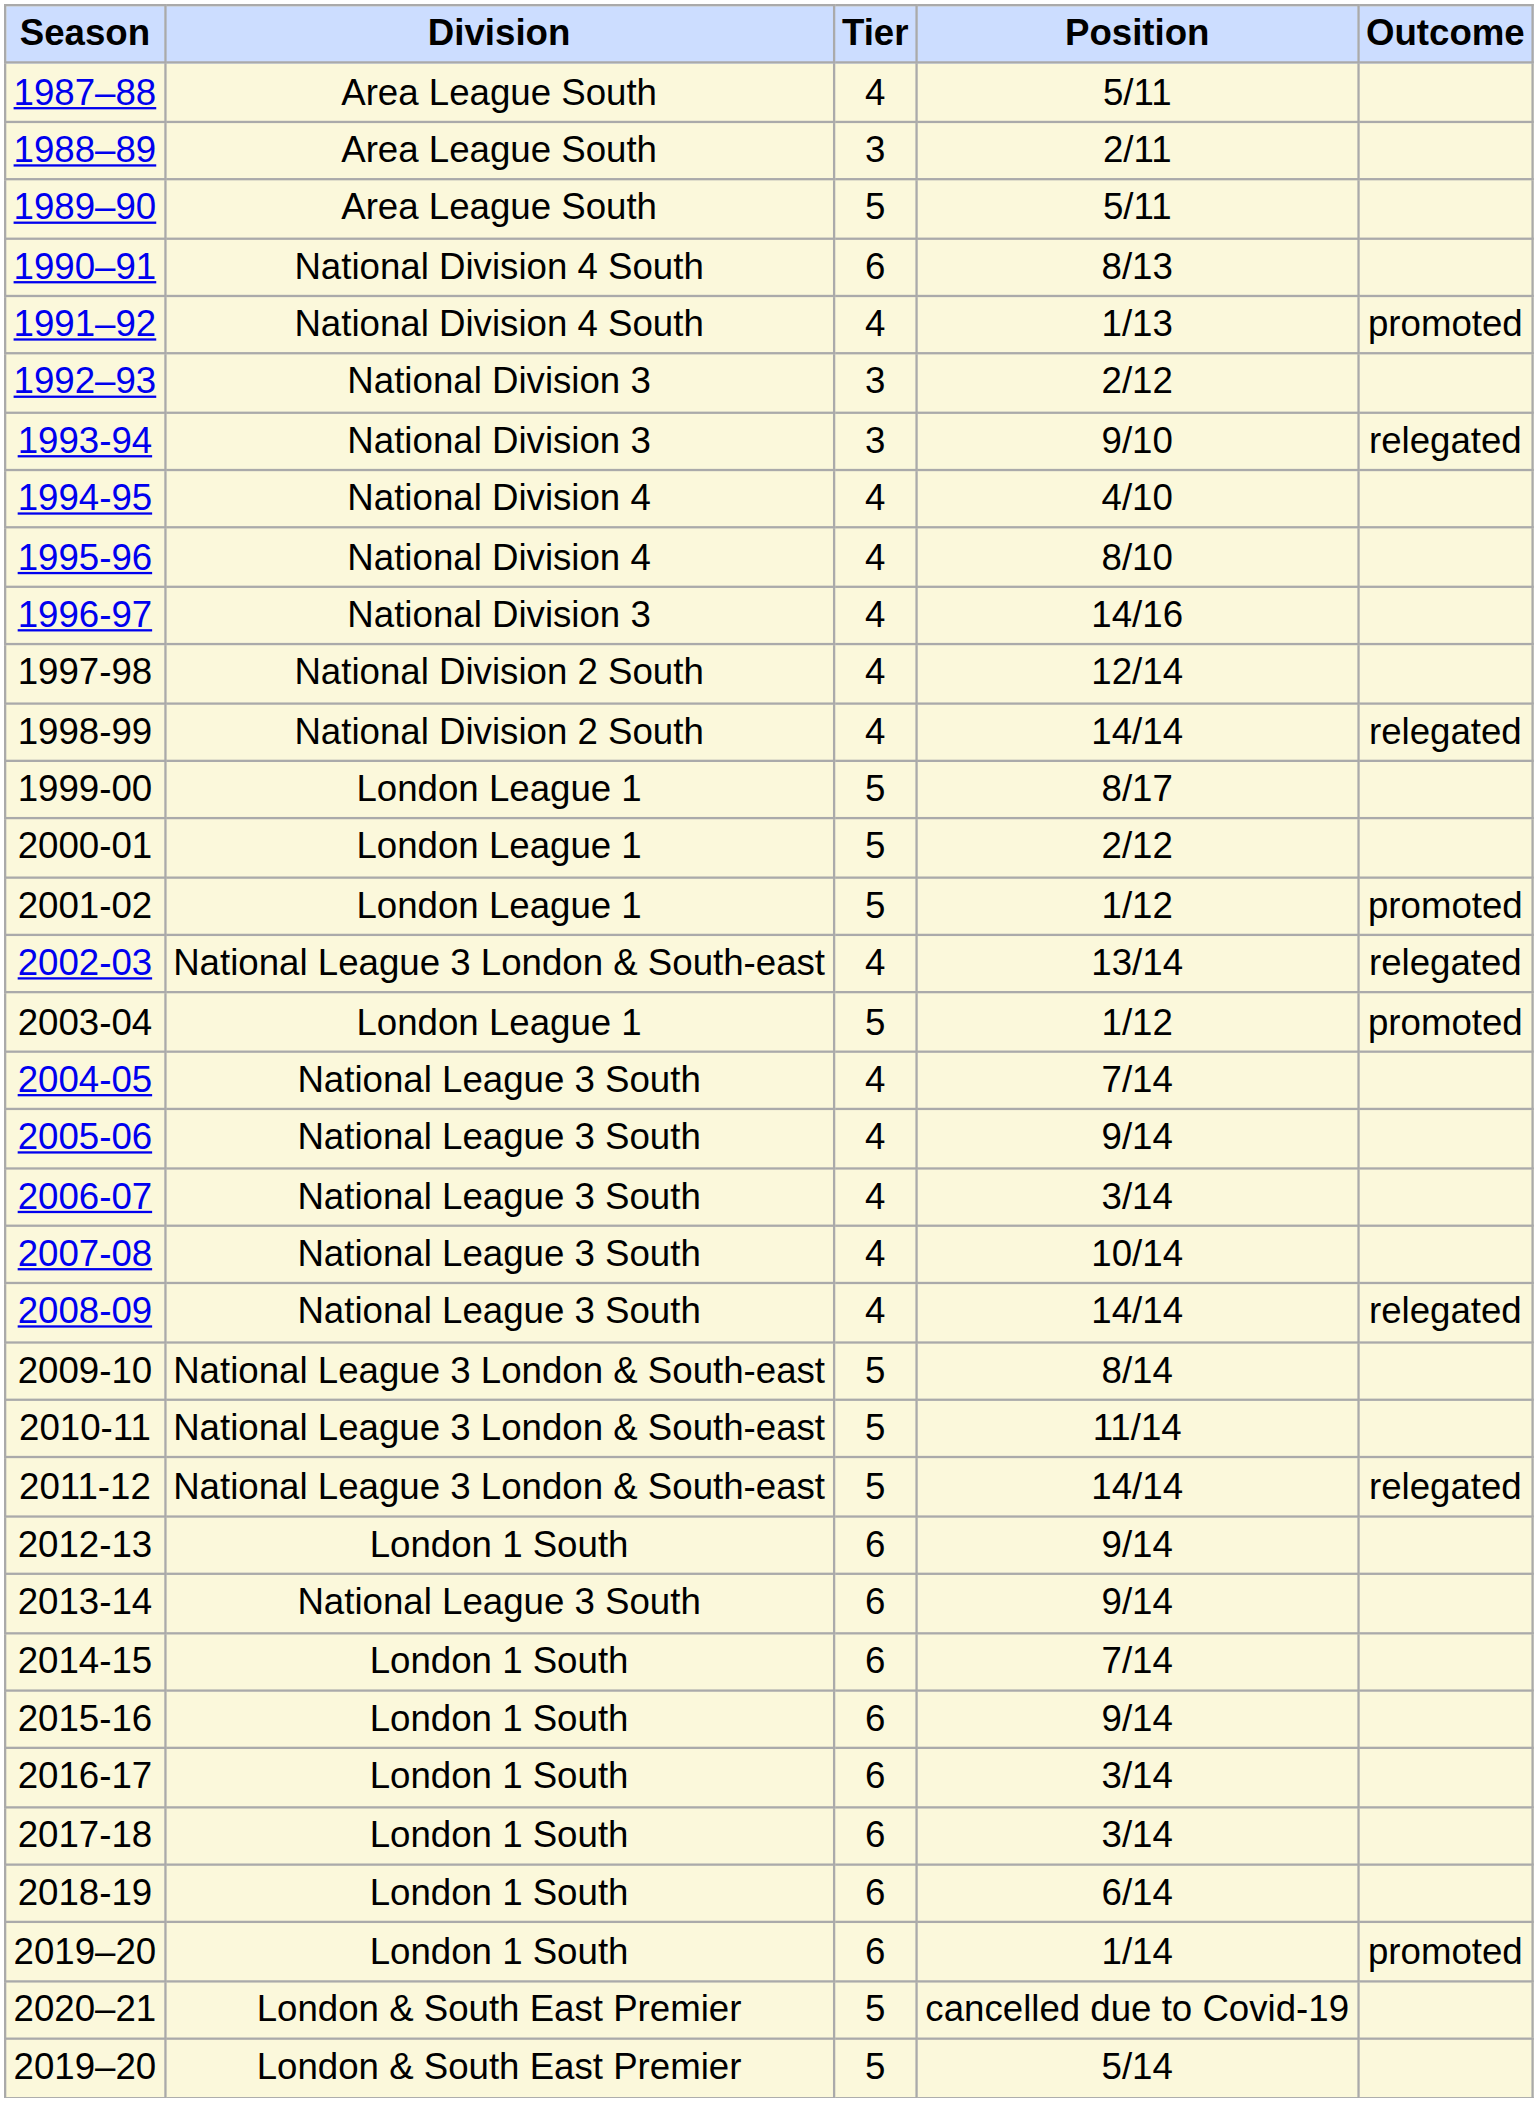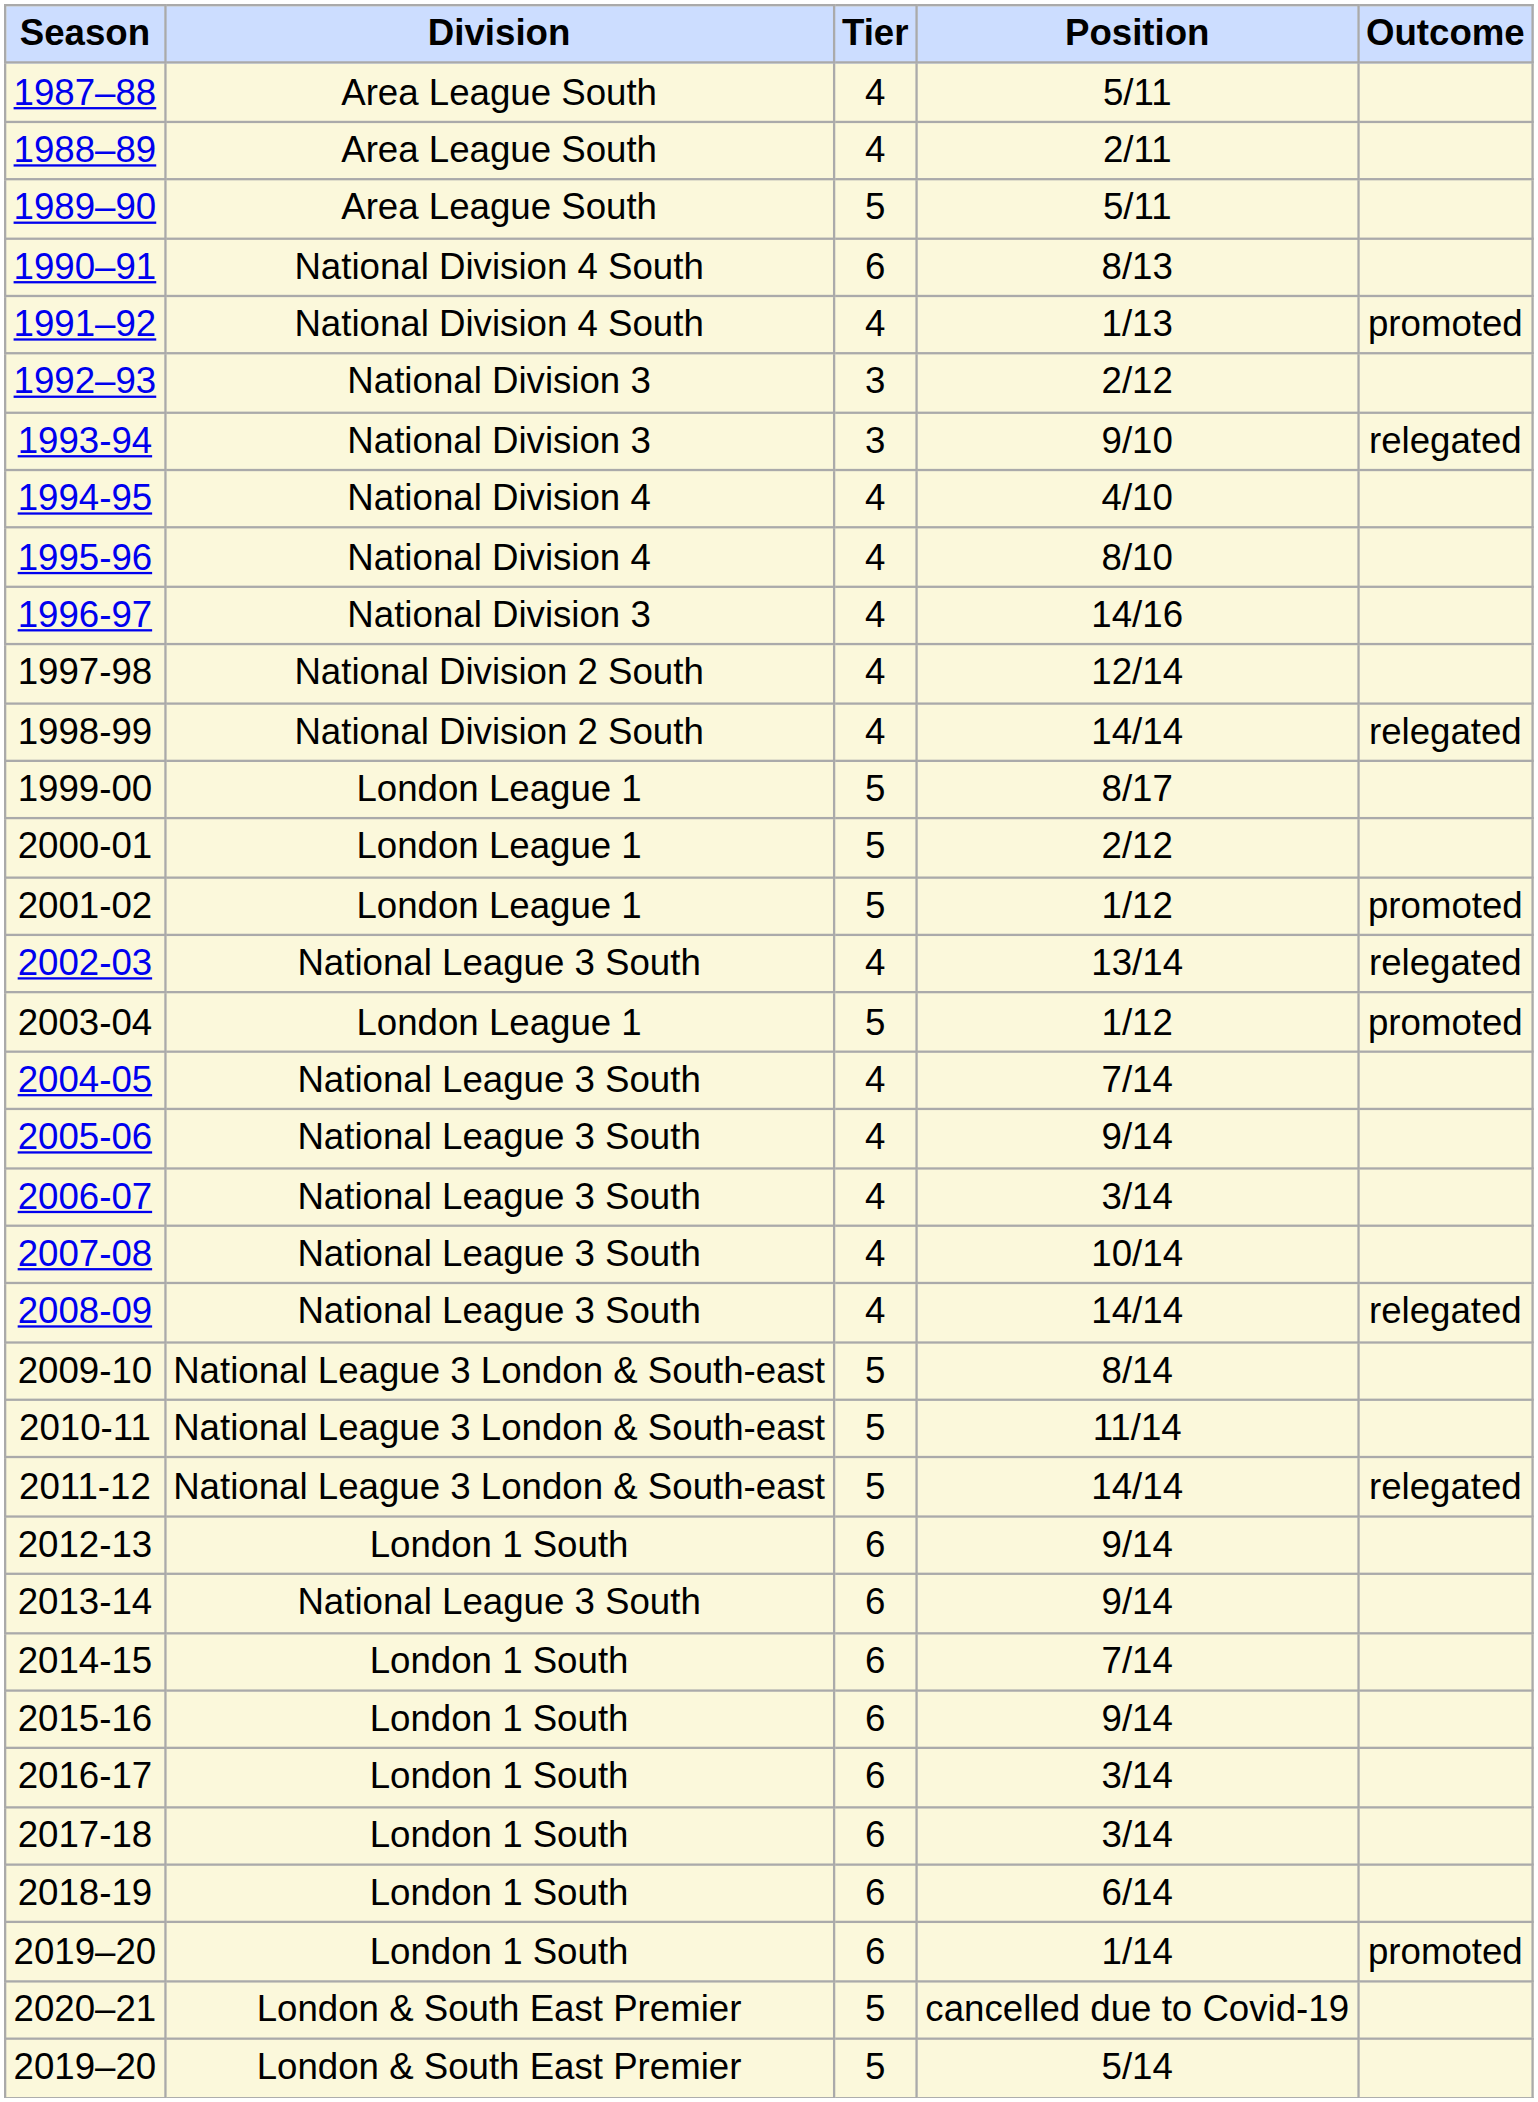(875, 149) 3 -> (875, 149) 4
(499, 963) National League 3 London & South-east -> (499, 963) National League 3 South
